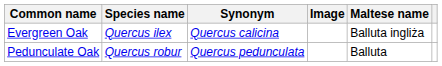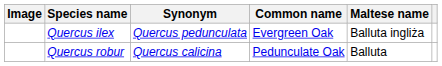columns swapped: (327, 14) <-> (53, 14)
(235, 33) Quercus calicina -> (190, 33) Quercus pedunculata
(247, 52) Quercus pedunculata -> (177, 52) Quercus calicina
